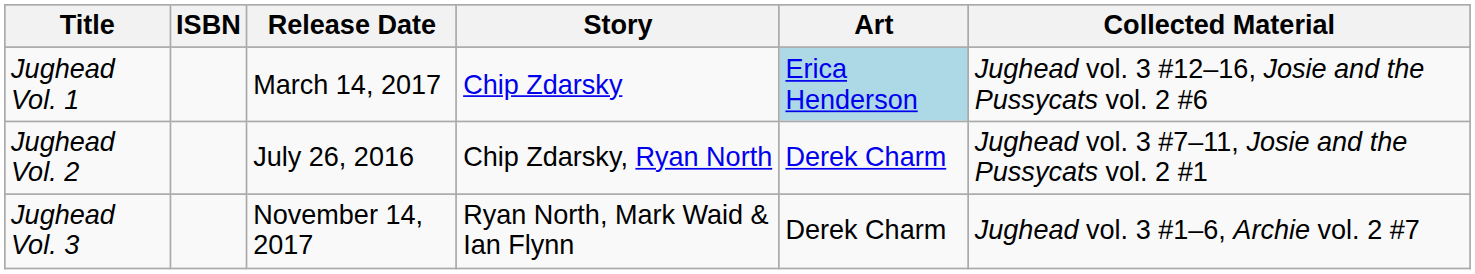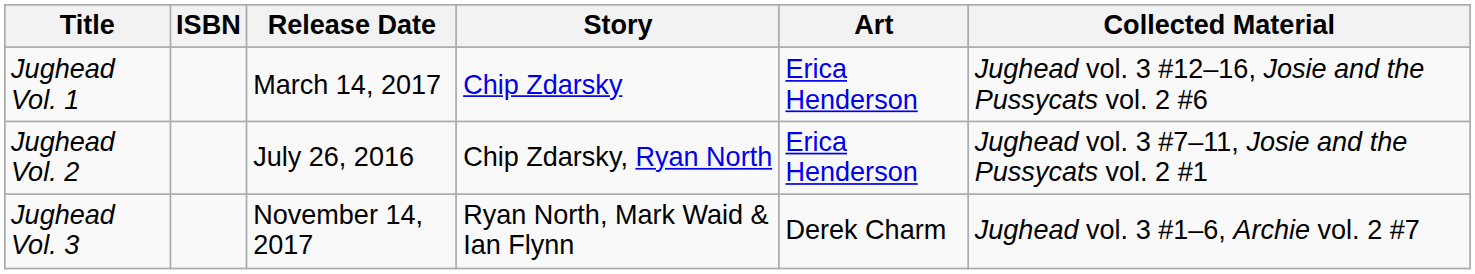(852, 84) lightblue background -> (852, 84) no background
(866, 157) Derek Charm -> (852, 157) Erica Henderson
